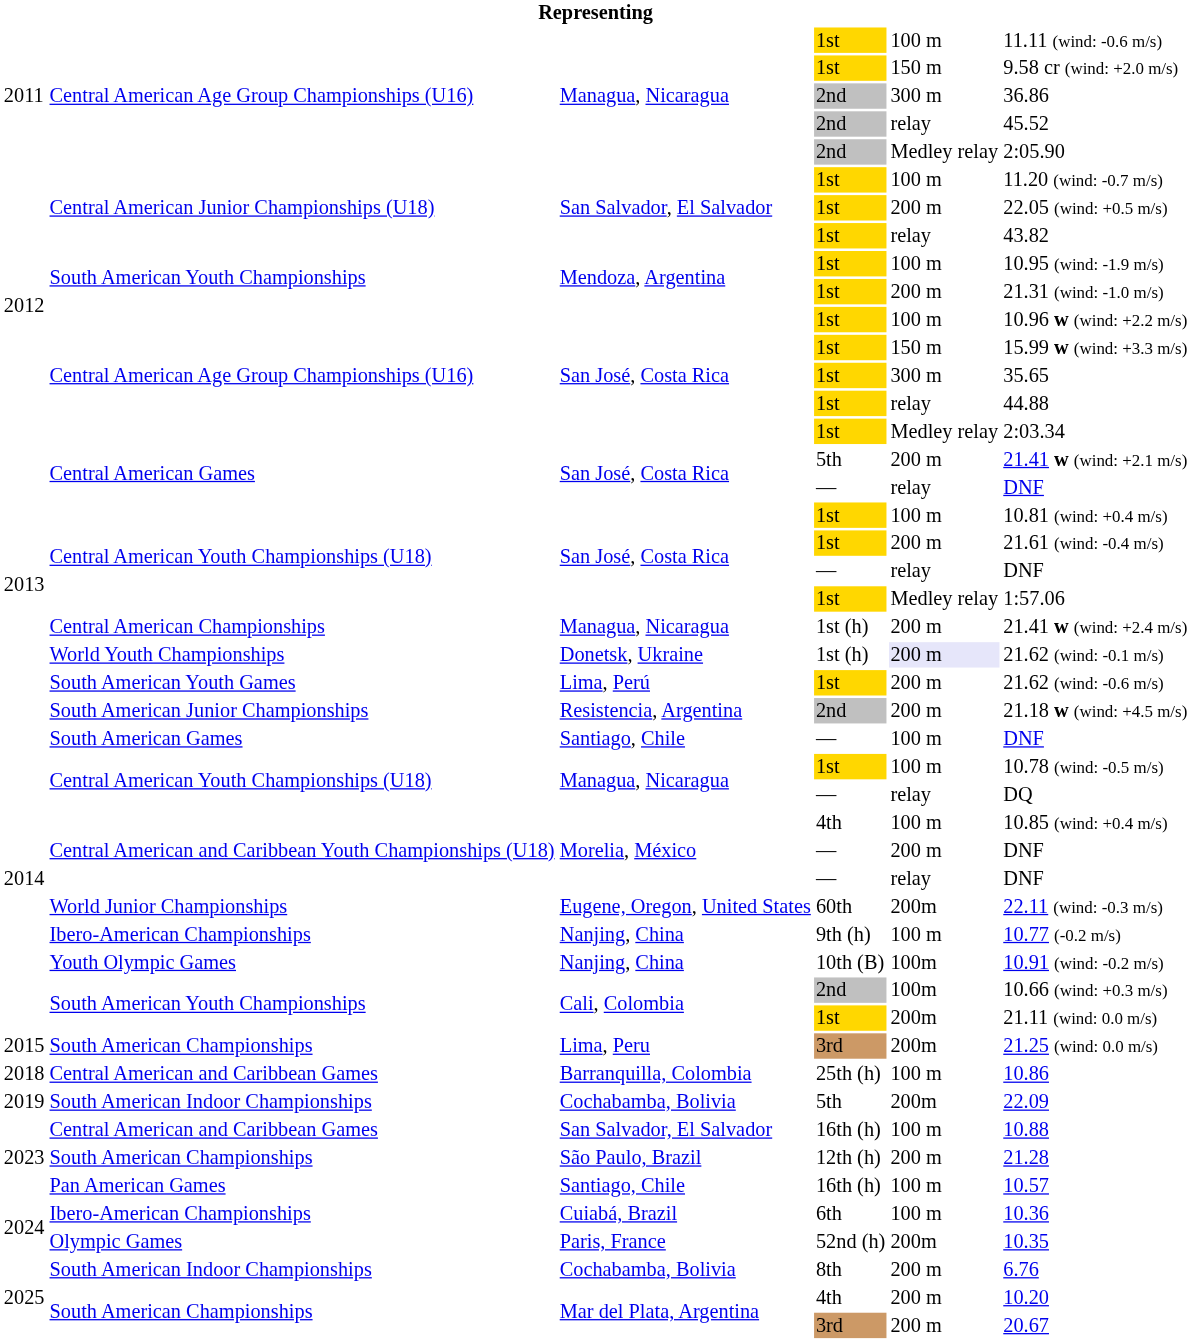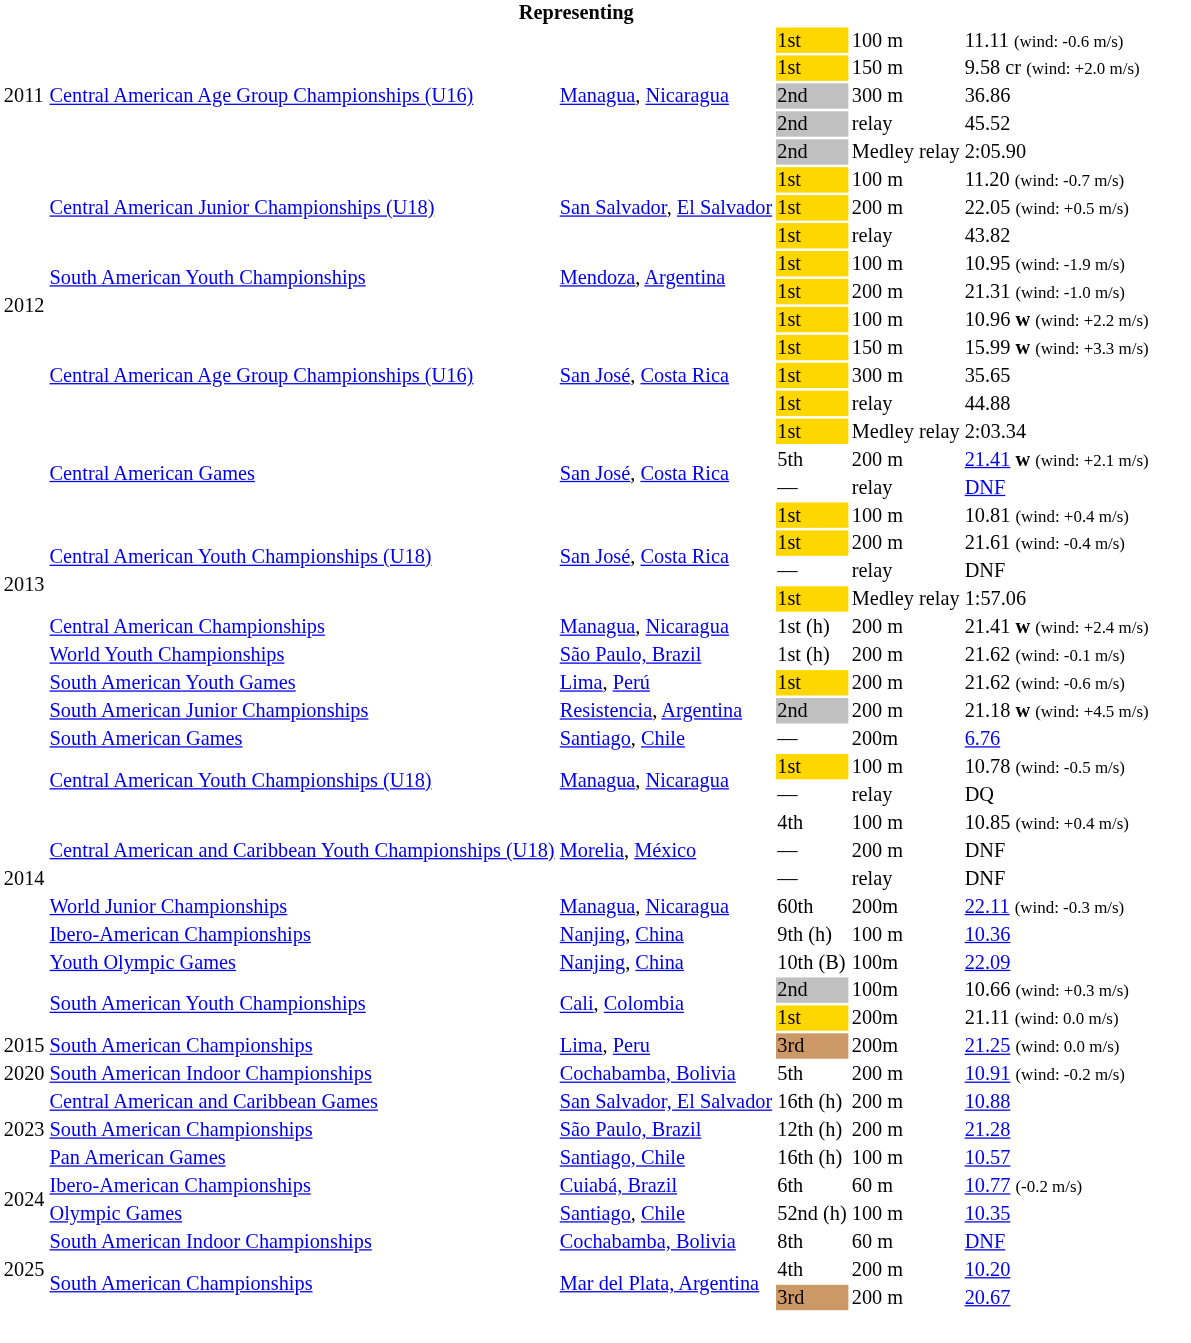(631, 654) Donetsk, Ukraine -> (631, 654) São Paulo, Brazil
(916, 654) lavender background -> (877, 654) no background
(916, 738) 100 m -> (875, 738) 200m
(1024, 738) DNF -> (982, 738) 6.76
(685, 906) Eugene, Oregon, United States -> (644, 906) Managua, Nicaragua
(1062, 934) 10.77 (-0.2 m/s) -> (988, 934) 10.36
(1083, 962) 10.91 (wind: -0.2 m/s) -> (988, 962) 22.09
- row: (214, 1073)
(24, 1101) 2019 -> (24, 1073) 2020
(914, 1101) 200m -> (877, 1073) 200 m
(1026, 1101) 22.09 -> (1045, 1073) 10.91 (wind: -0.2 m/s)
(916, 1129) 100 m -> (877, 1101) 200 m
(916, 1213) 100 m -> (872, 1185) 60 m
(1026, 1213) 10.36 -> (1023, 1185) 10.77 (-0.2 m/s)
(613, 1241) Paris, France -> (622, 1213) Santiago, Chile
(914, 1241) 200m -> (877, 1213) 100 m
(916, 1269) 200 m -> (872, 1241) 60 m
(1021, 1269) 6.76 -> (985, 1241) DNF
